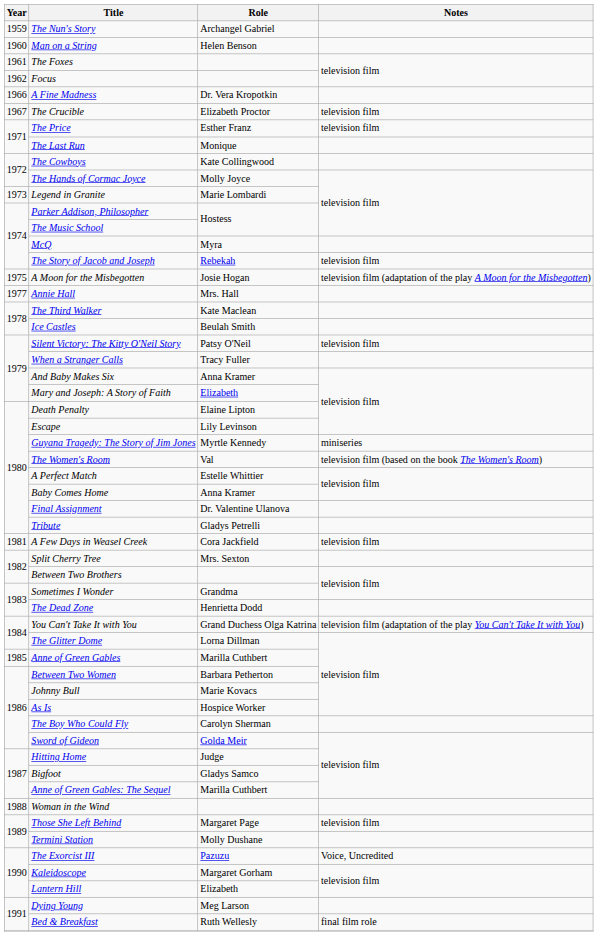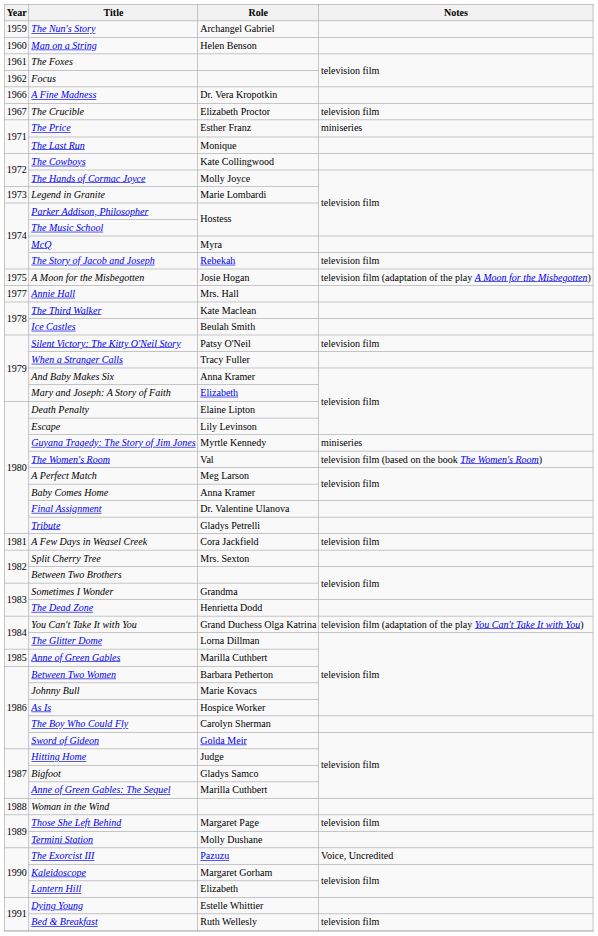(350, 128) television film -> (342, 128) miniseries
(232, 476) Estelle Whittier -> (225, 476) Meg Larson
(225, 906) Meg Larson -> (232, 906) Estelle Whittier
(349, 922) final film role -> (350, 922) television film
